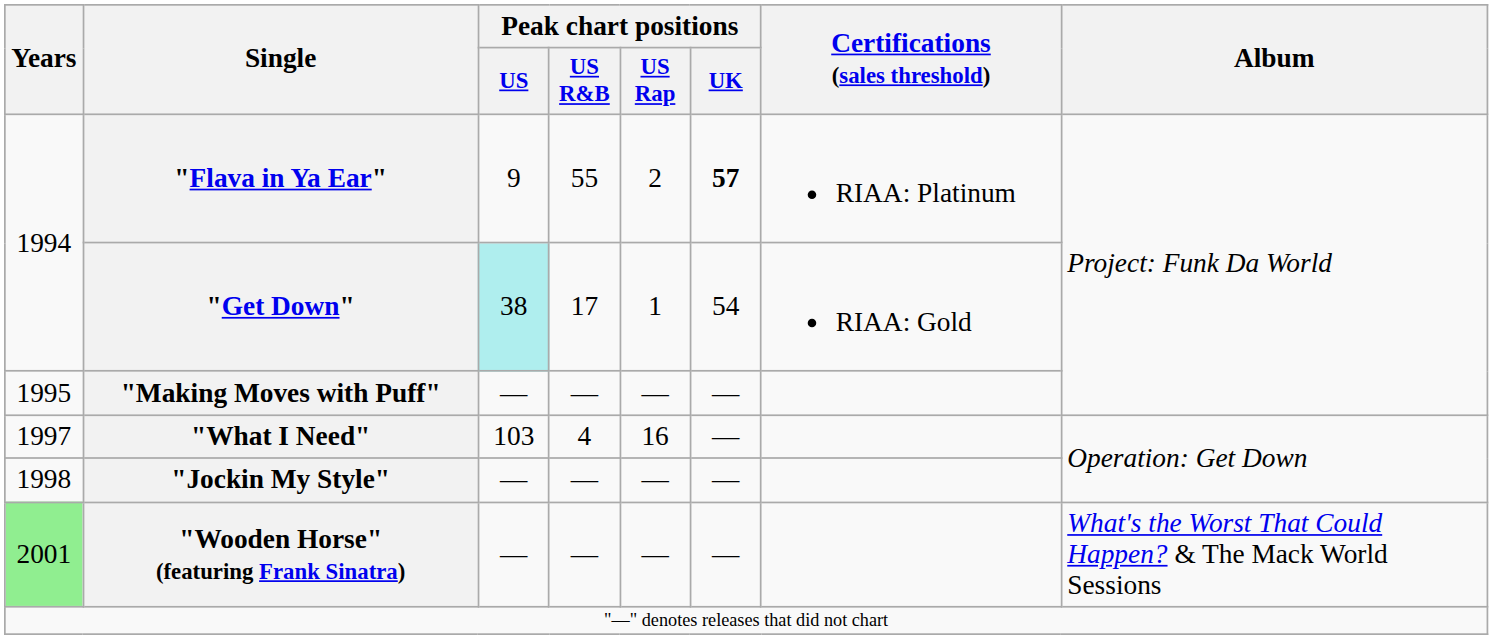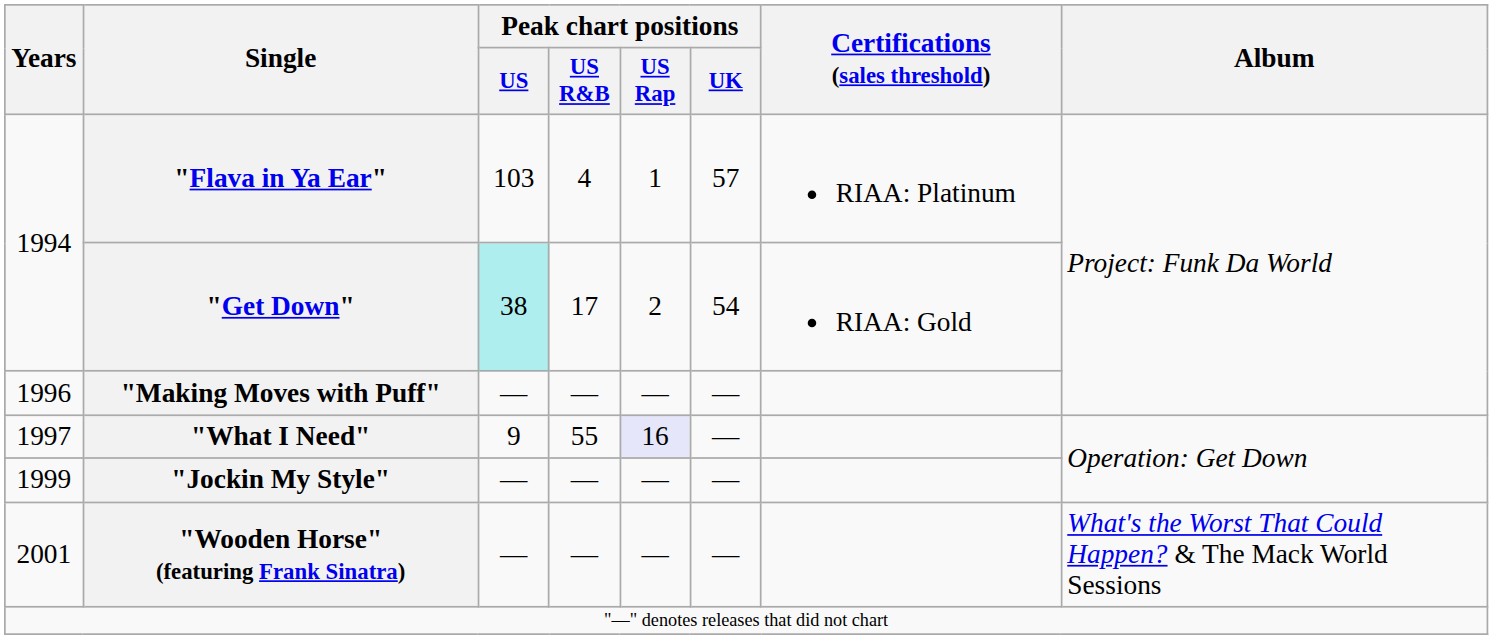(514, 177) 9 -> (514, 177) 103
(584, 177) 55 -> (584, 177) 4
(655, 177) 2 -> (655, 177) 1
(726, 177) bold -> (726, 177) normal
(655, 306) 1 -> (655, 306) 2
(44, 392) 1995 -> (44, 392) 1996
(514, 436) 103 -> (514, 436) 9
(584, 436) 4 -> (584, 436) 55
(655, 436) no background -> (655, 436) lavender background
(44, 479) 1998 -> (44, 479) 1999
(44, 553) lightgreen background -> (44, 553) no background
